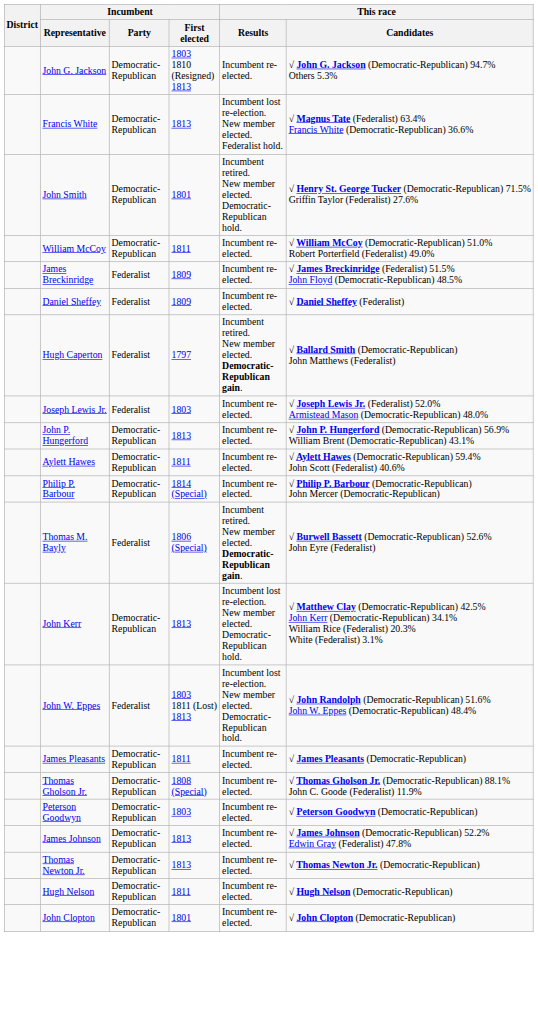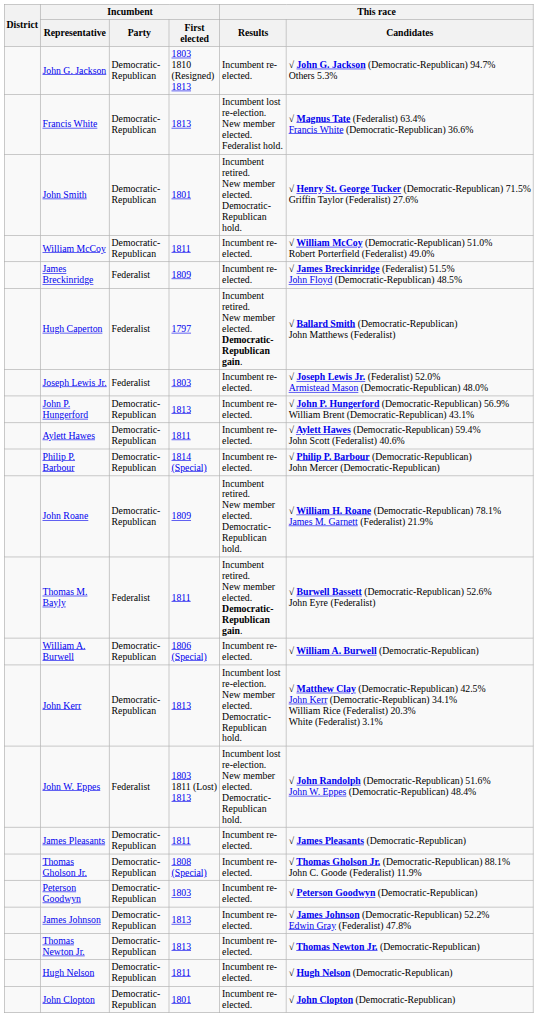- row: (72, 301)
+ row: (65, 516)
(189, 542) 1806 (Special) -> (181, 597) 1811
+ row: (64, 651)
